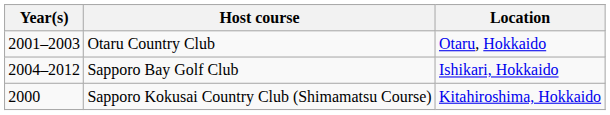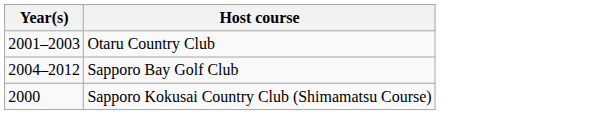- column: (520, 17)
